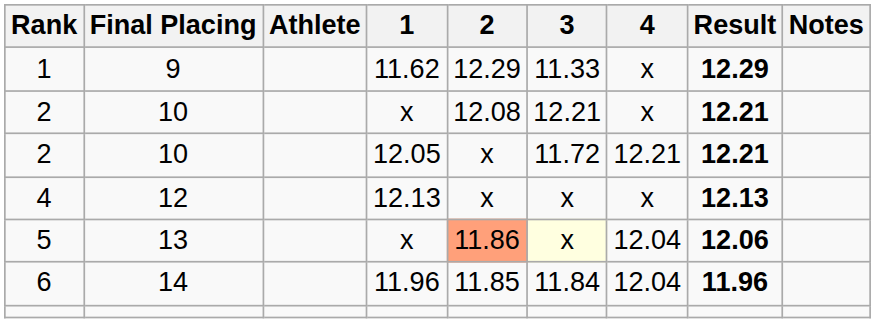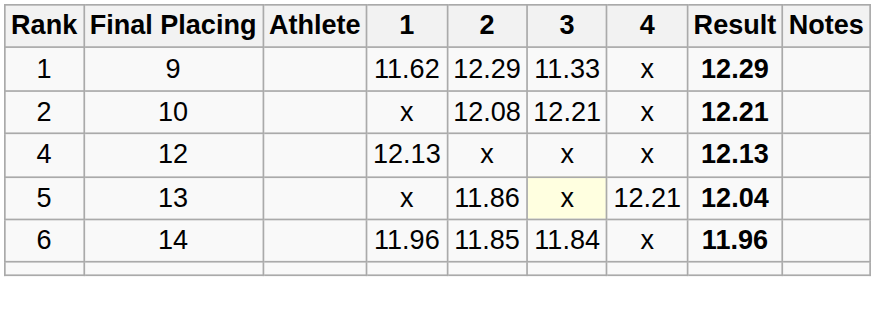- row: (44, 154)
(487, 240) lightsalmon background -> (487, 197) no background
(647, 240) 12.04 -> (647, 197) 12.21
(735, 240) 12.06 -> (735, 197) 12.04
(647, 283) 12.04 -> (647, 240) x
